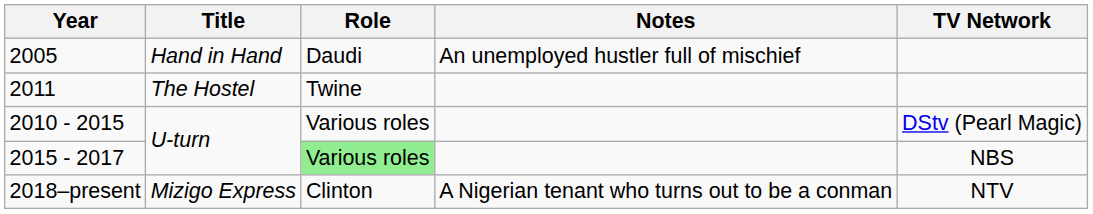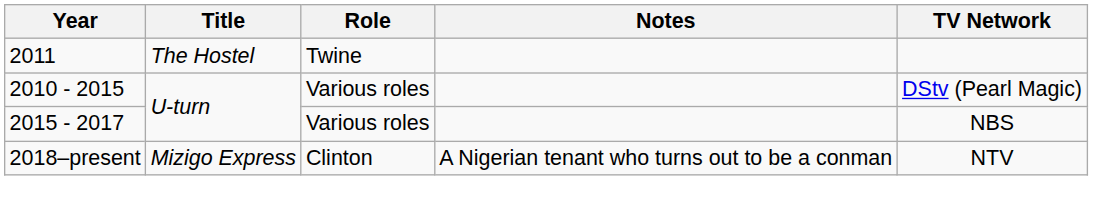- row: (33, 55)
(368, 157) lightgreen background -> (368, 123) no background
